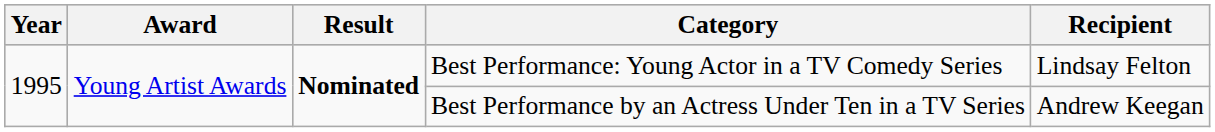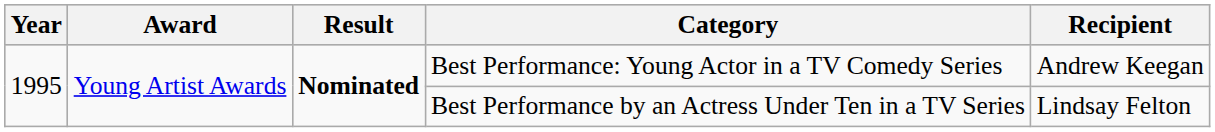(1114, 65) Lindsay Felton -> (1120, 65) Andrew Keegan
(1120, 106) Andrew Keegan -> (1114, 106) Lindsay Felton
